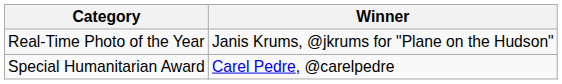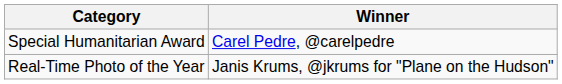rows swapped: (106, 41) <-> (106, 66)
